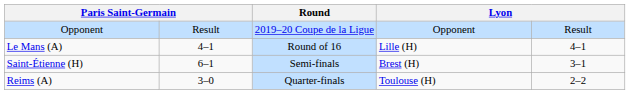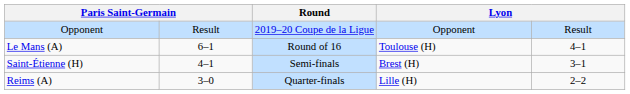(206, 47) 4–1 -> (206, 47) 6–1
(398, 47) Lille (H) -> (407, 47) Toulouse (H)
(206, 64) 6–1 -> (206, 64) 4–1
(407, 81) Toulouse (H) -> (398, 81) Lille (H)
